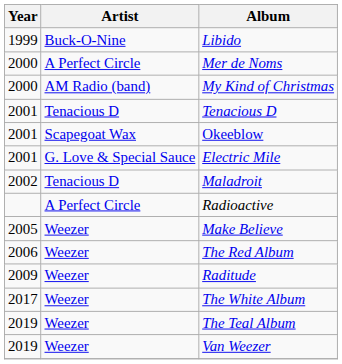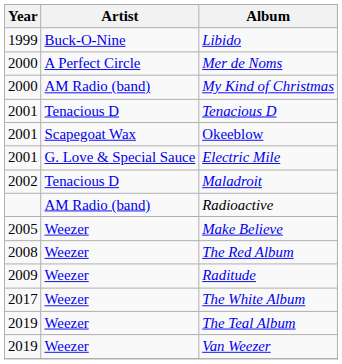(92, 205) A Perfect Circle -> (97, 205) AM Radio (band)
(23, 252) 2006 -> (23, 252) 2008
